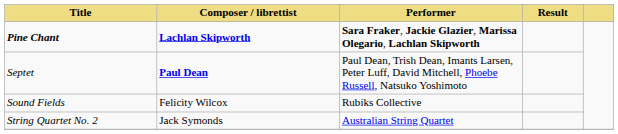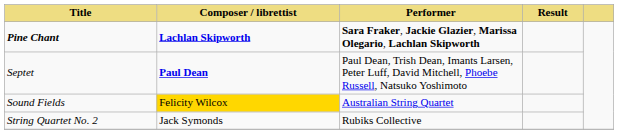(193, 103) no background -> (193, 103) gold background
(382, 103) Rubiks Collective -> (398, 103) Australian String Quartet
(398, 120) Australian String Quartet -> (382, 120) Rubiks Collective
